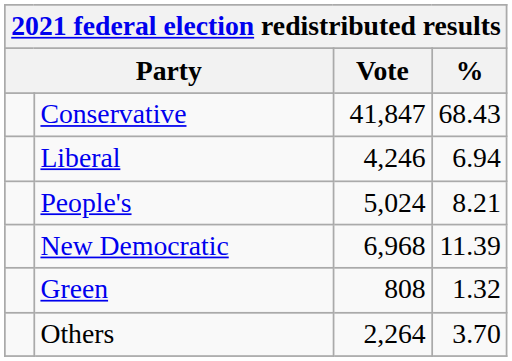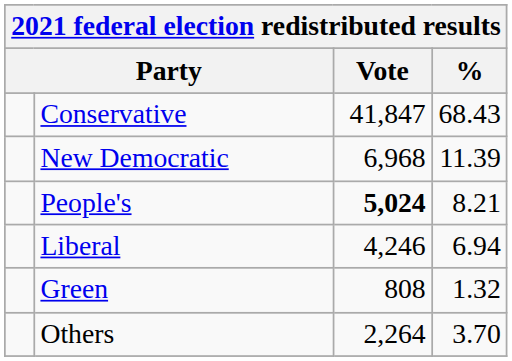rows swapped: (135, 245) <-> (80, 158)
(395, 202) normal -> (395, 202) bold
